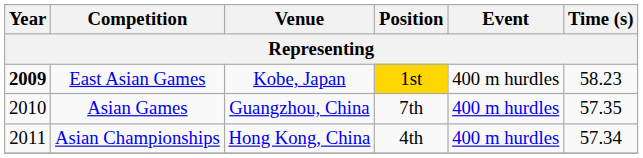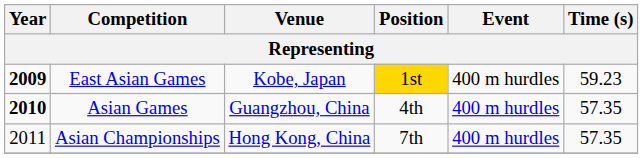(601, 78) 58.23 -> (601, 78) 59.23
(28, 108) normal -> (28, 108) bold
(411, 108) 7th -> (411, 108) 4th
(411, 138) 4th -> (411, 138) 7th
(601, 138) 57.34 -> (601, 138) 57.35
